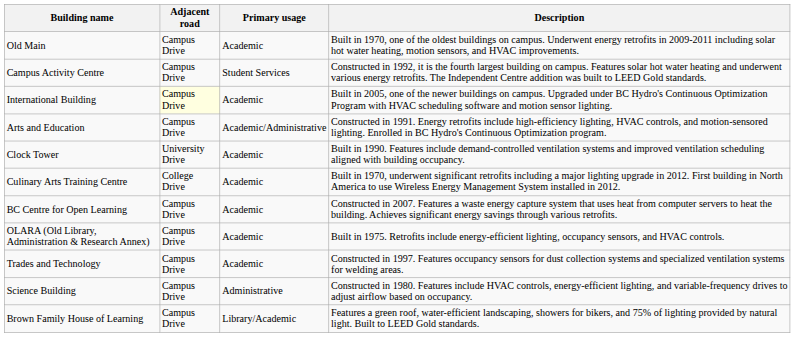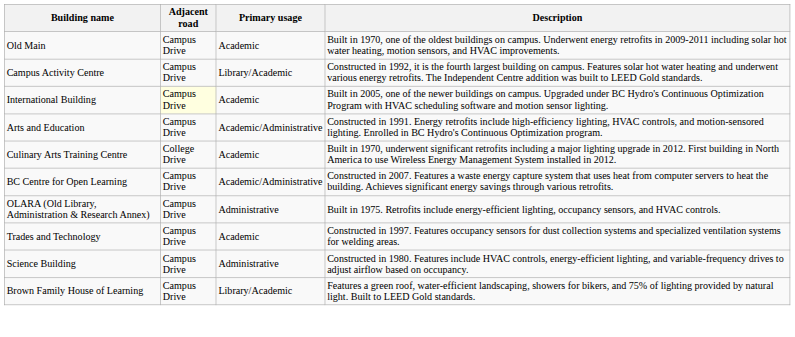(256, 72) Student Services -> (255, 72) Library/Academic
- row: (33, 154)
(243, 209) Academic -> (270, 182) Academic/Administrative
(243, 236) Academic -> (249, 209) Administrative
